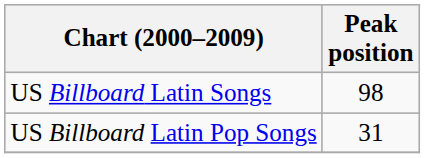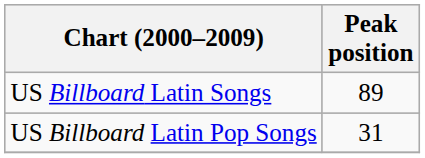(371, 92) 98 -> (371, 92) 89
